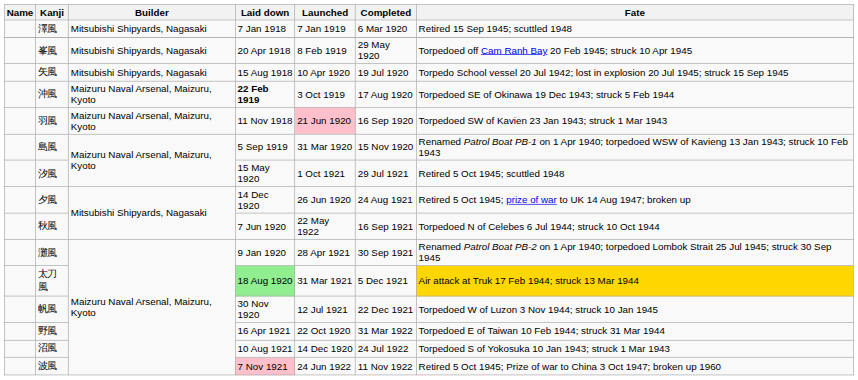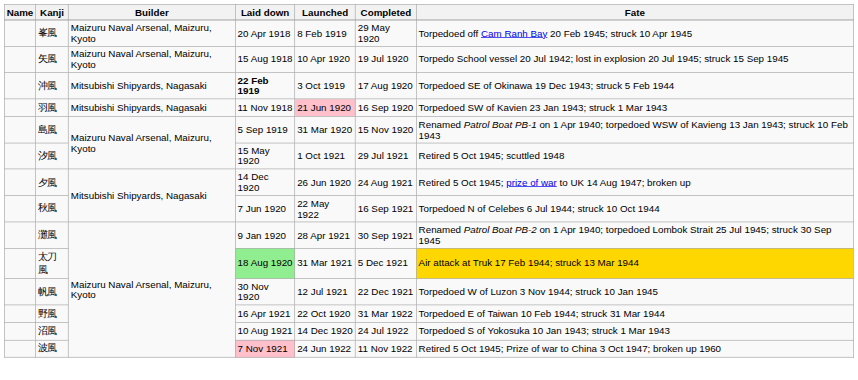- row: (47, 29)
(139, 51) Mitsubishi Shipyards, Nagasaki -> (141, 33) Maizuru Naval Arsenal, Maizuru, Kyoto
(139, 73) Mitsubishi Shipyards, Nagasaki -> (141, 60) Maizuru Naval Arsenal, Maizuru, Kyoto
(141, 95) Maizuru Naval Arsenal, Maizuru, Kyoto -> (139, 86) Mitsubishi Shipyards, Nagasaki
(141, 121) Maizuru Naval Arsenal, Maizuru, Kyoto -> (139, 108) Mitsubishi Shipyards, Nagasaki
